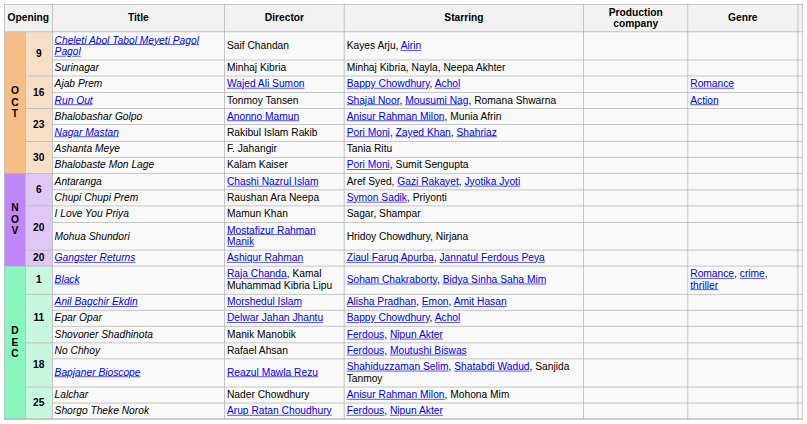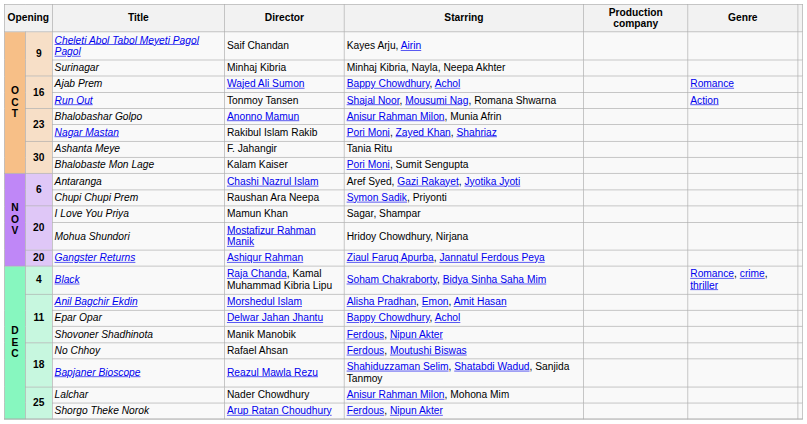(39, 280) 1 -> (39, 280) 4
